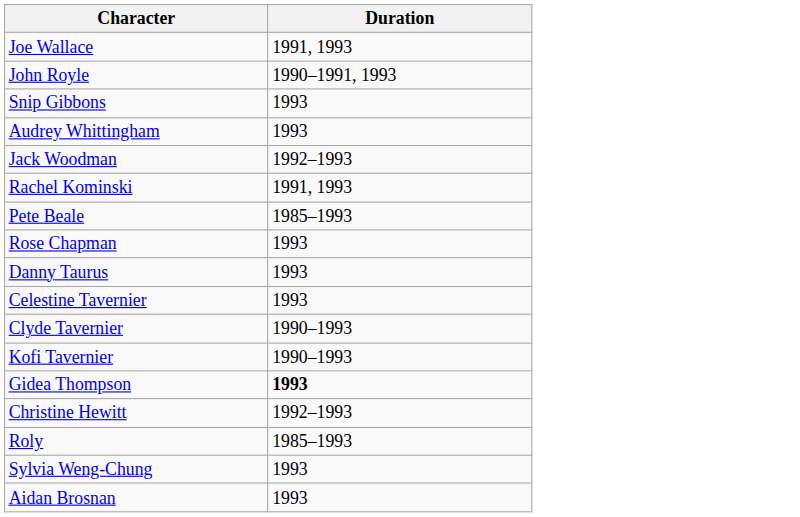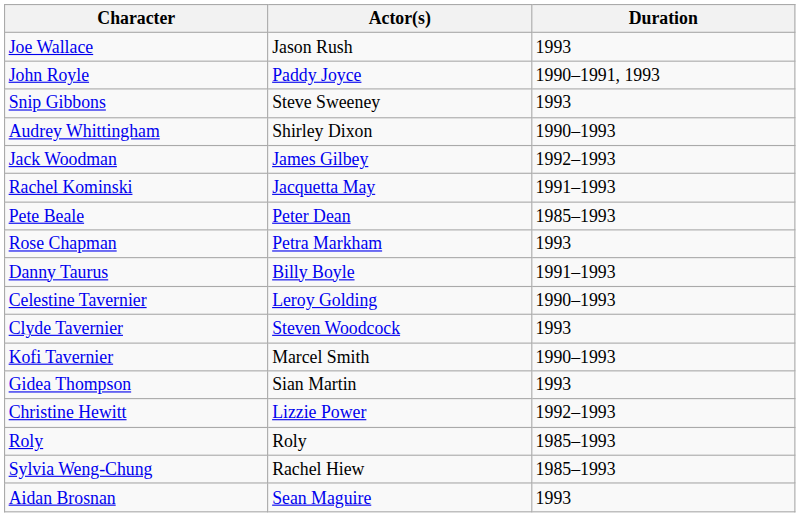+ column: (400, 18)
(312, 46) 1991, 1993 -> (553, 46) 1993
(290, 131) 1993 -> (576, 131) 1990–1993
(312, 187) 1991, 1993 -> (576, 187) 1991–1993
(290, 272) 1993 -> (576, 272) 1991–1993
(290, 300) 1993 -> (576, 300) 1990–1993
(312, 328) 1990–1993 -> (553, 328) 1993
(290, 384) bold -> (553, 384) normal
(290, 469) 1993 -> (576, 469) 1985–1993
